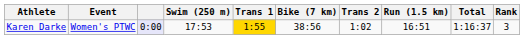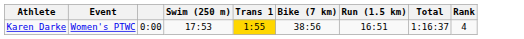- column: (361, 12)
(151, 27) lavender background -> (151, 27) no background
(506, 27) 3 -> (464, 27) 4
